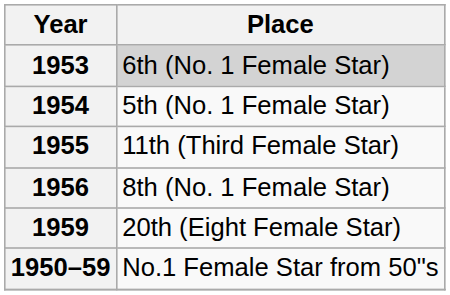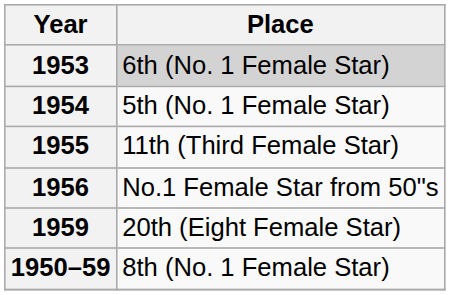(256, 187) 8th (No. 1 Female Star) -> (280, 187) No.1 Female Star from 50"s
(280, 268) No.1 Female Star from 50"s -> (256, 268) 8th (No. 1 Female Star)
